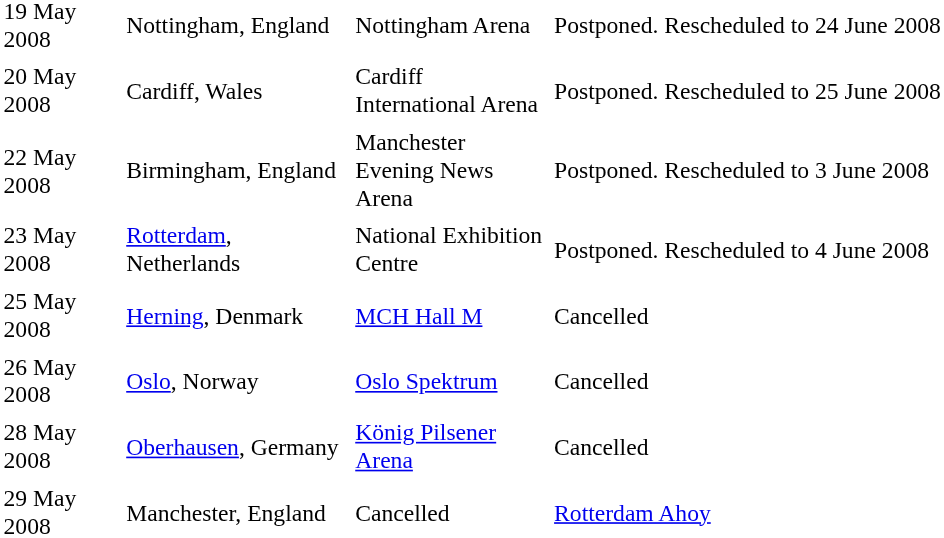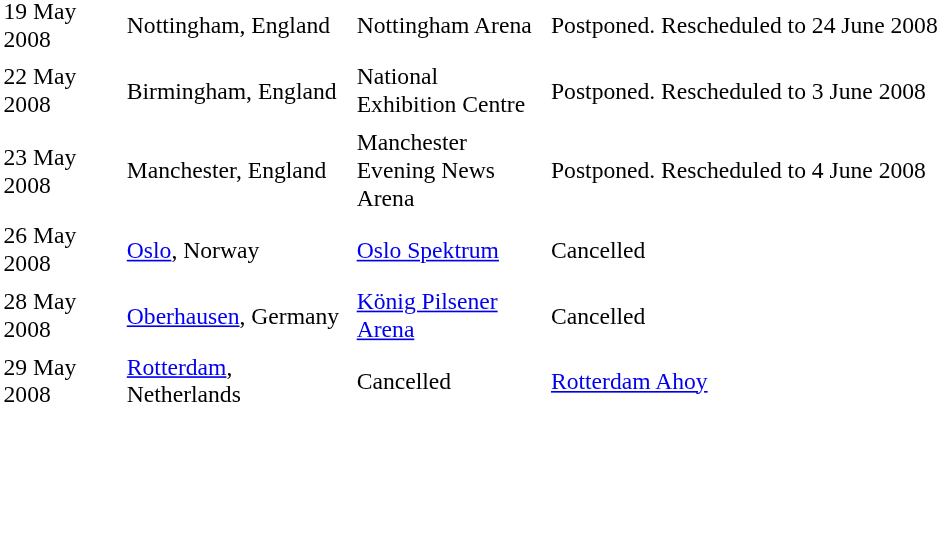- row: (40, 90)
(424, 170) Manchester Evening News Arena -> (441, 90) National Exhibition Centre
(183, 249) Rotterdam, Netherlands -> (227, 170) Manchester, England
(449, 249) National Exhibition Centre -> (426, 170) Manchester Evening News Arena
- row: (40, 315)
(226, 512) Manchester, England -> (184, 380) Rotterdam, Netherlands
